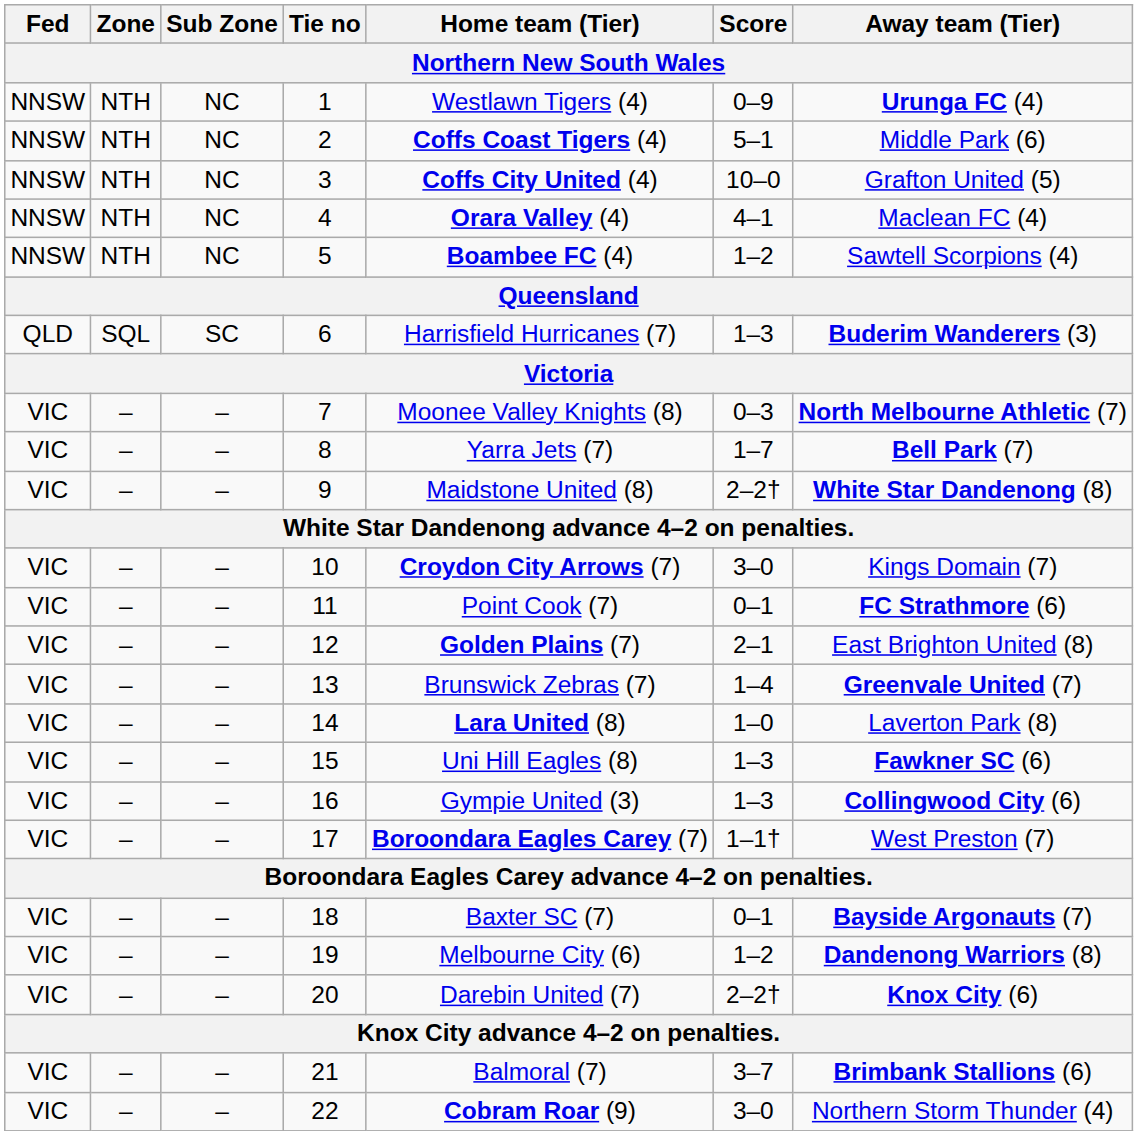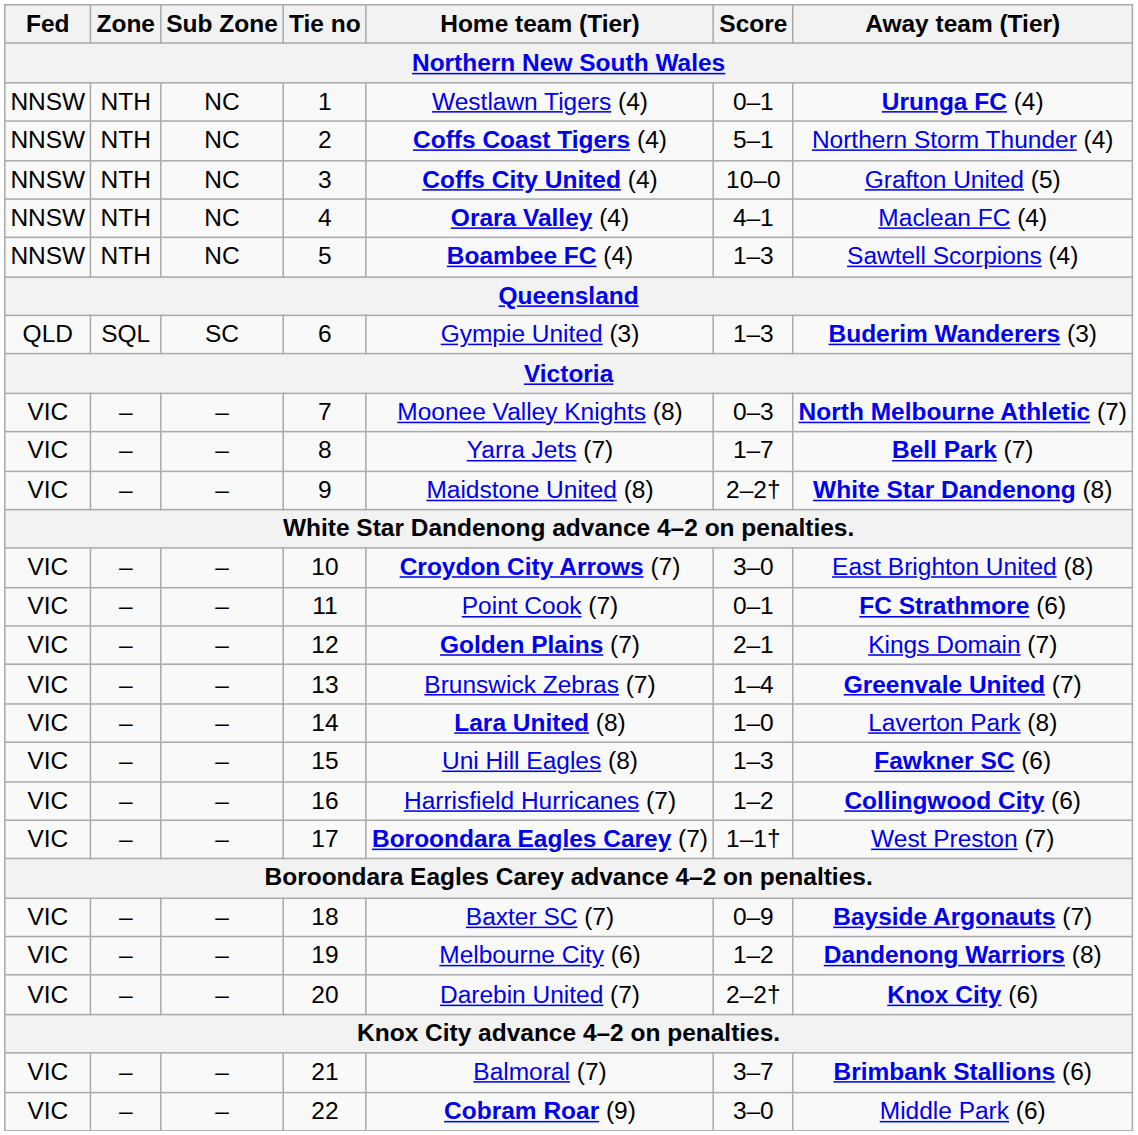(753, 101) 0–9 -> (753, 101) 0–1
(963, 140) Middle Park (6) -> (963, 140) Northern Storm Thunder (4)
(753, 256) 1–2 -> (753, 256) 1–3
(540, 334) Harrisfield Hurricanes (7) -> (540, 334) Gympie United (3)
(963, 567) Kings Domain (7) -> (963, 567) East Brighton United (8)
(963, 645) East Brighton United (8) -> (963, 645) Kings Domain (7)
(540, 800) Gympie United (3) -> (540, 800) Harrisfield Hurricanes (7)
(753, 800) 1–3 -> (753, 800) 1–2
(753, 916) 0–1 -> (753, 916) 0–9
(963, 1110) Northern Storm Thunder (4) -> (963, 1110) Middle Park (6)
